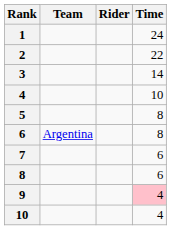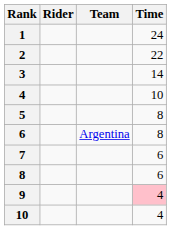columns swapped: (114, 14) <-> (68, 14)
